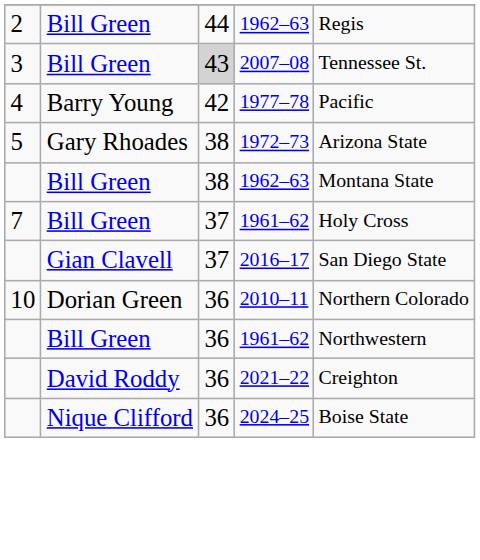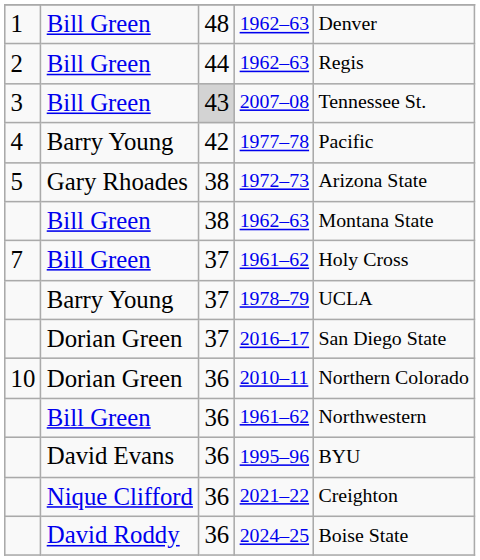+ row: (17, 24)
+ row: (23, 300)
(110, 260) Gian Clavell -> (115, 338) Dorian Green
+ row: (23, 457)
(113, 378) David Roddy -> (120, 496) Nique Clifford
(120, 417) Nique Clifford -> (113, 535) David Roddy
